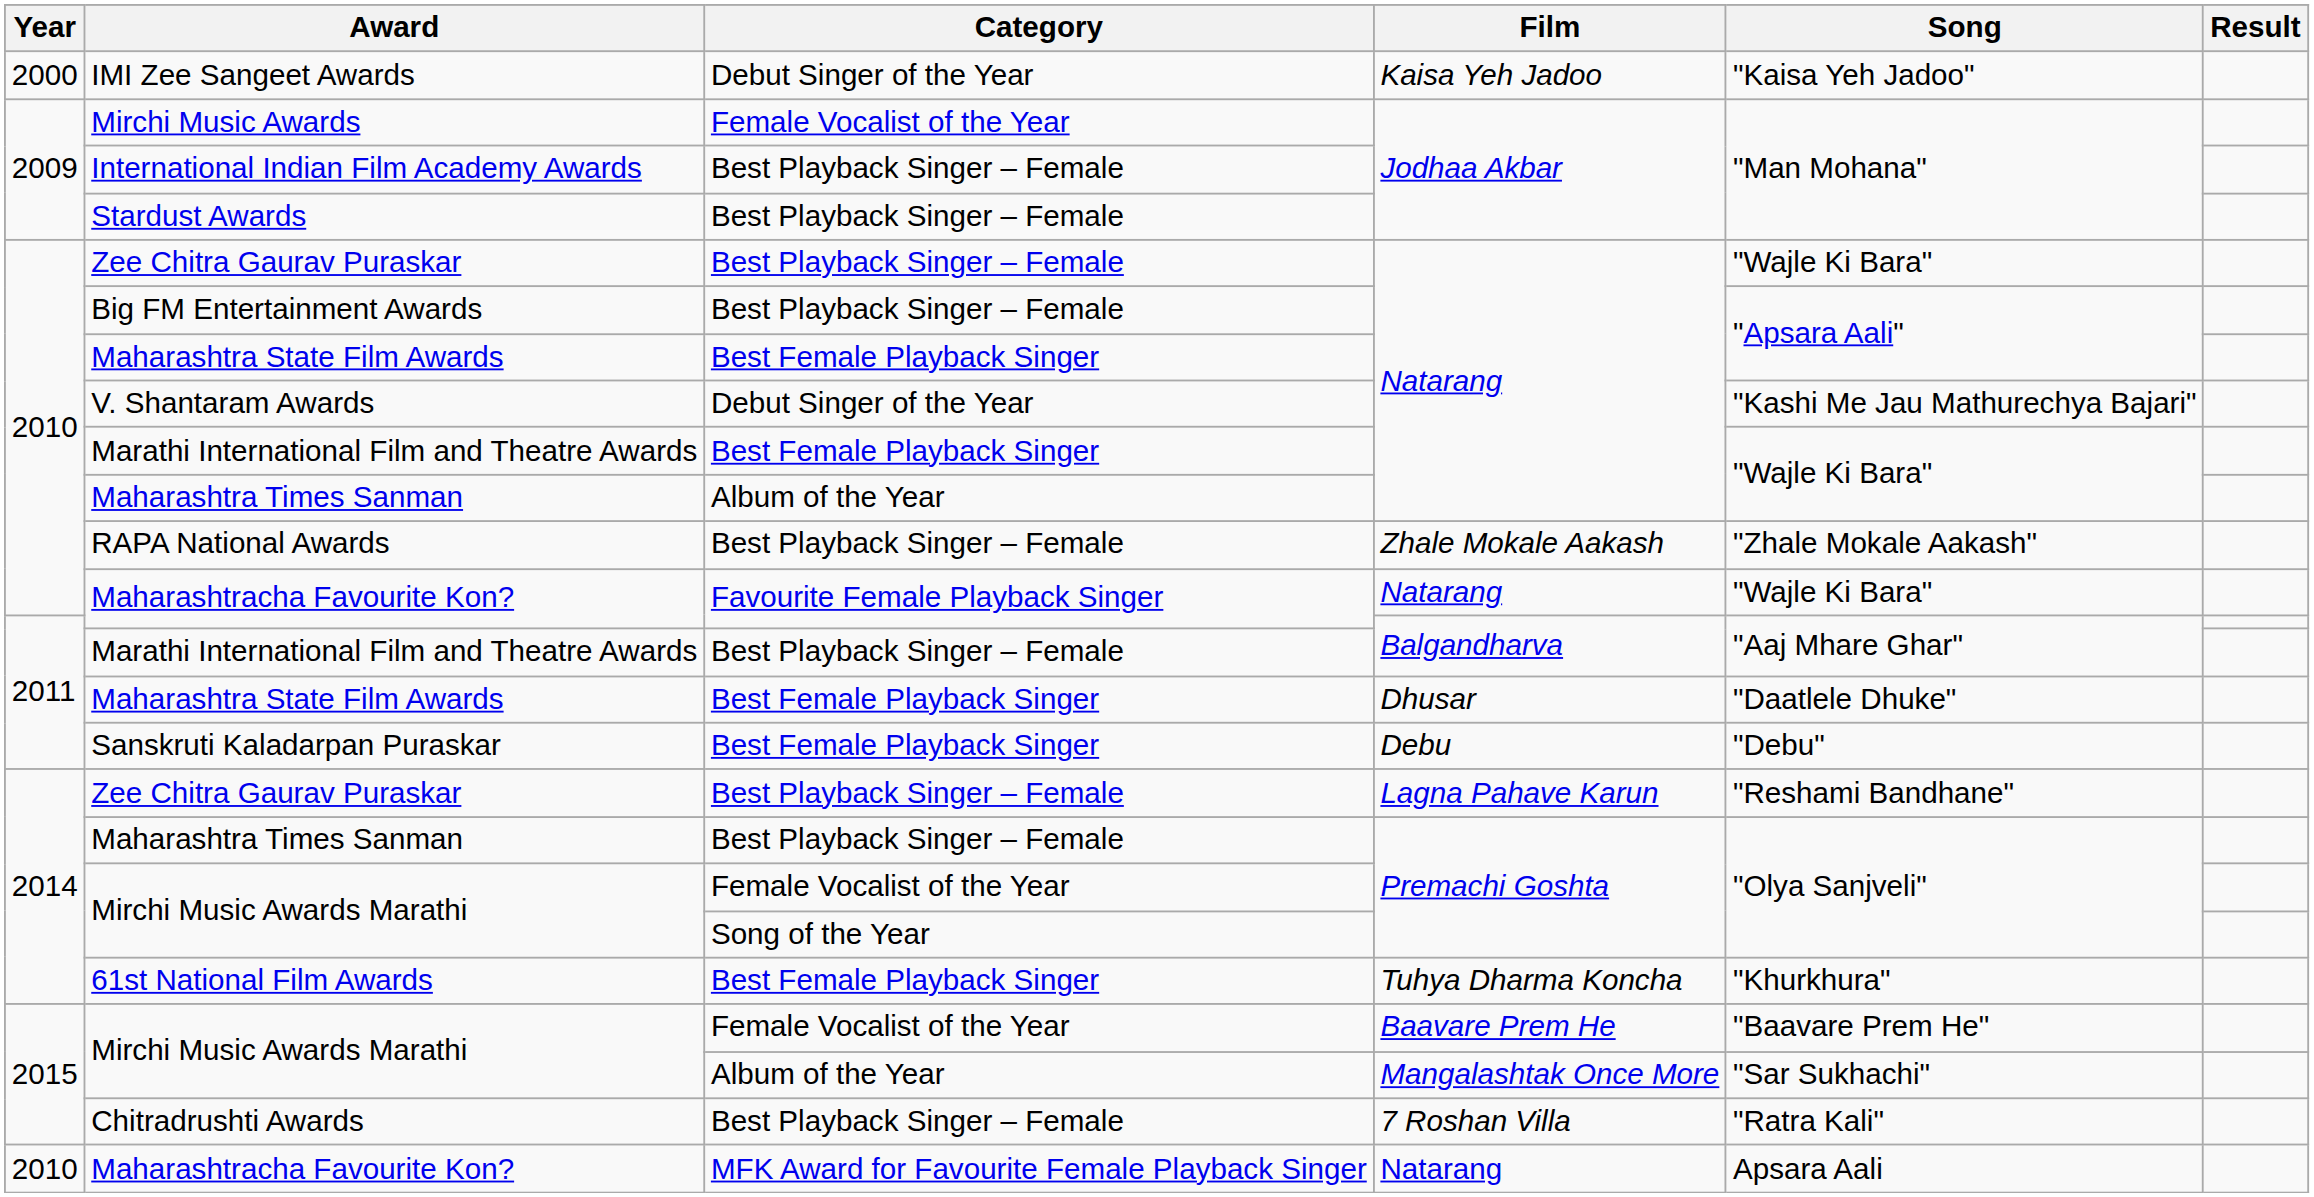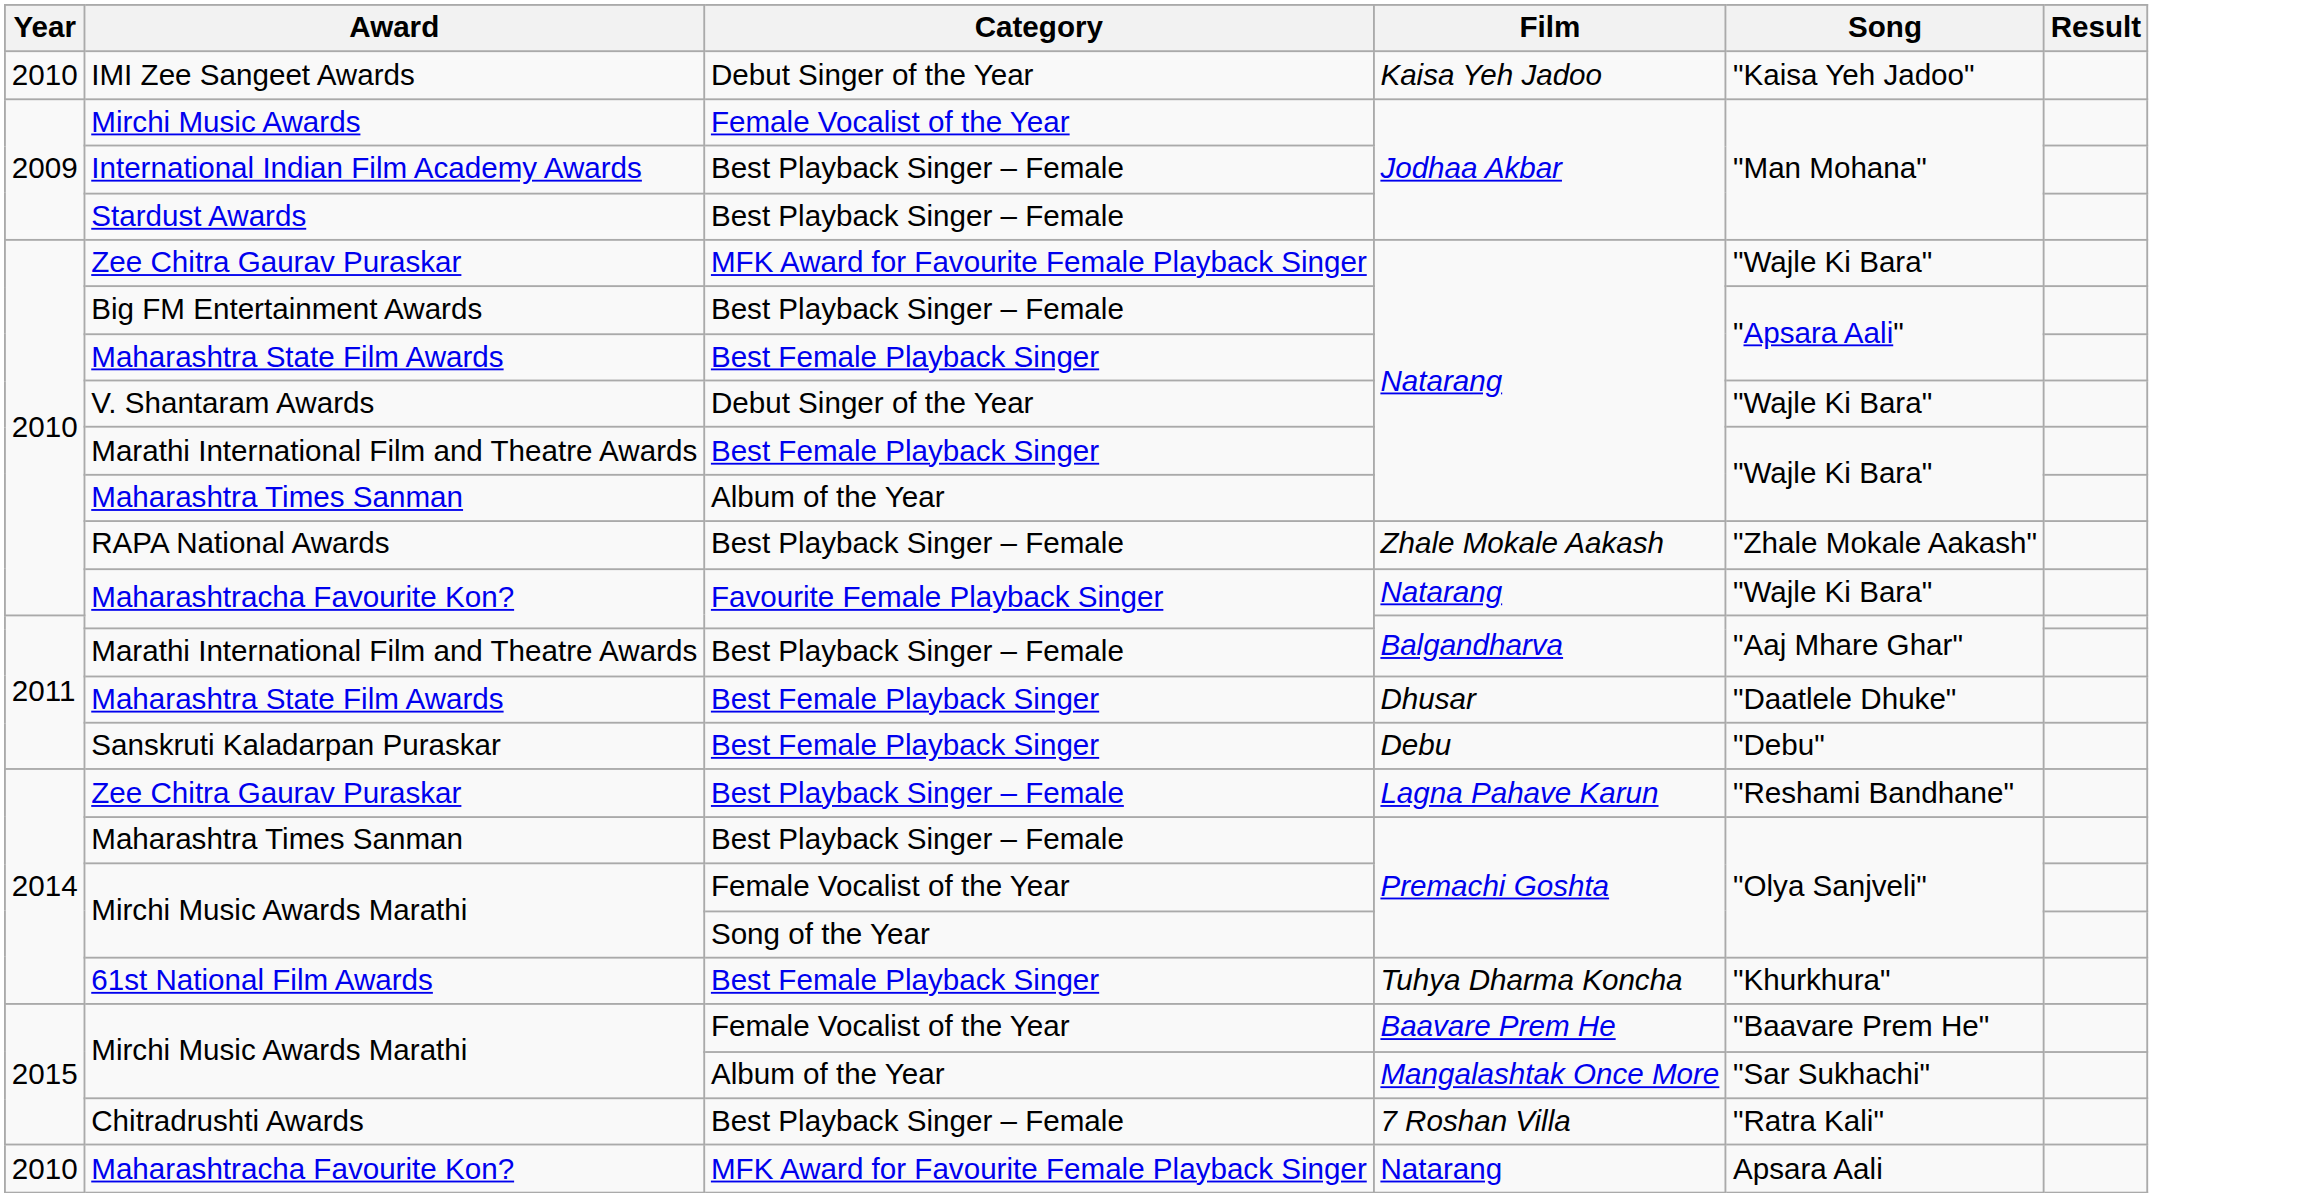(45, 74) 2000 -> (45, 74) 2010
(917, 262) Best Playback Singer – Female -> (1039, 262) MFK Award for Favourite Female Playback Singer
(1965, 403) "Kashi Me Jau Mathurechya Bajari" -> (1833, 403) "Wajle Ki Bara"
